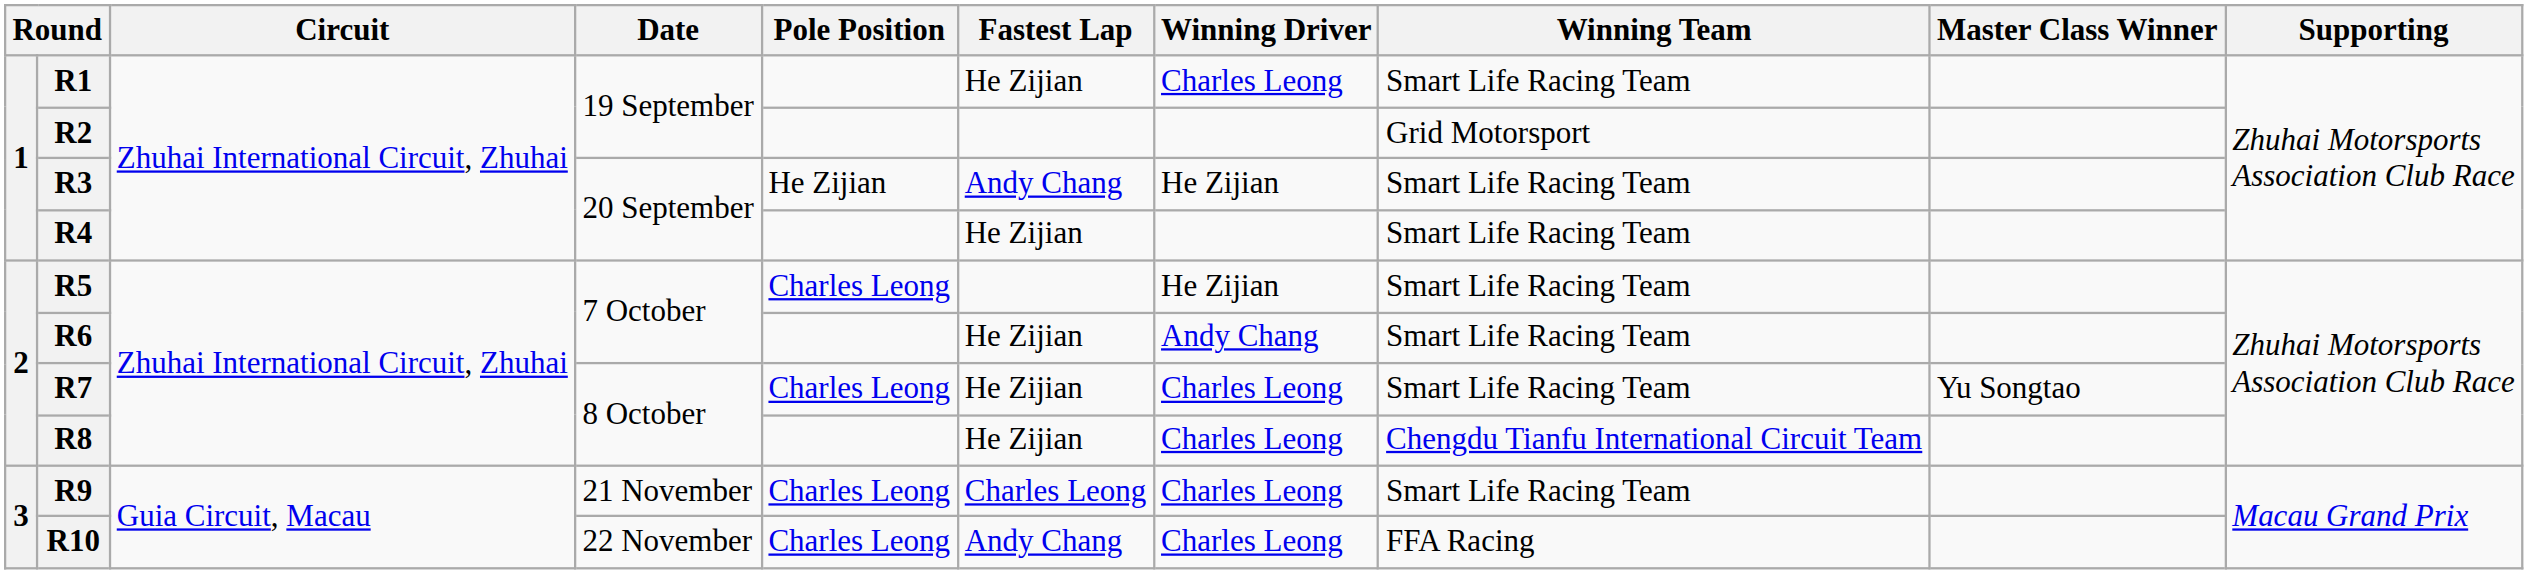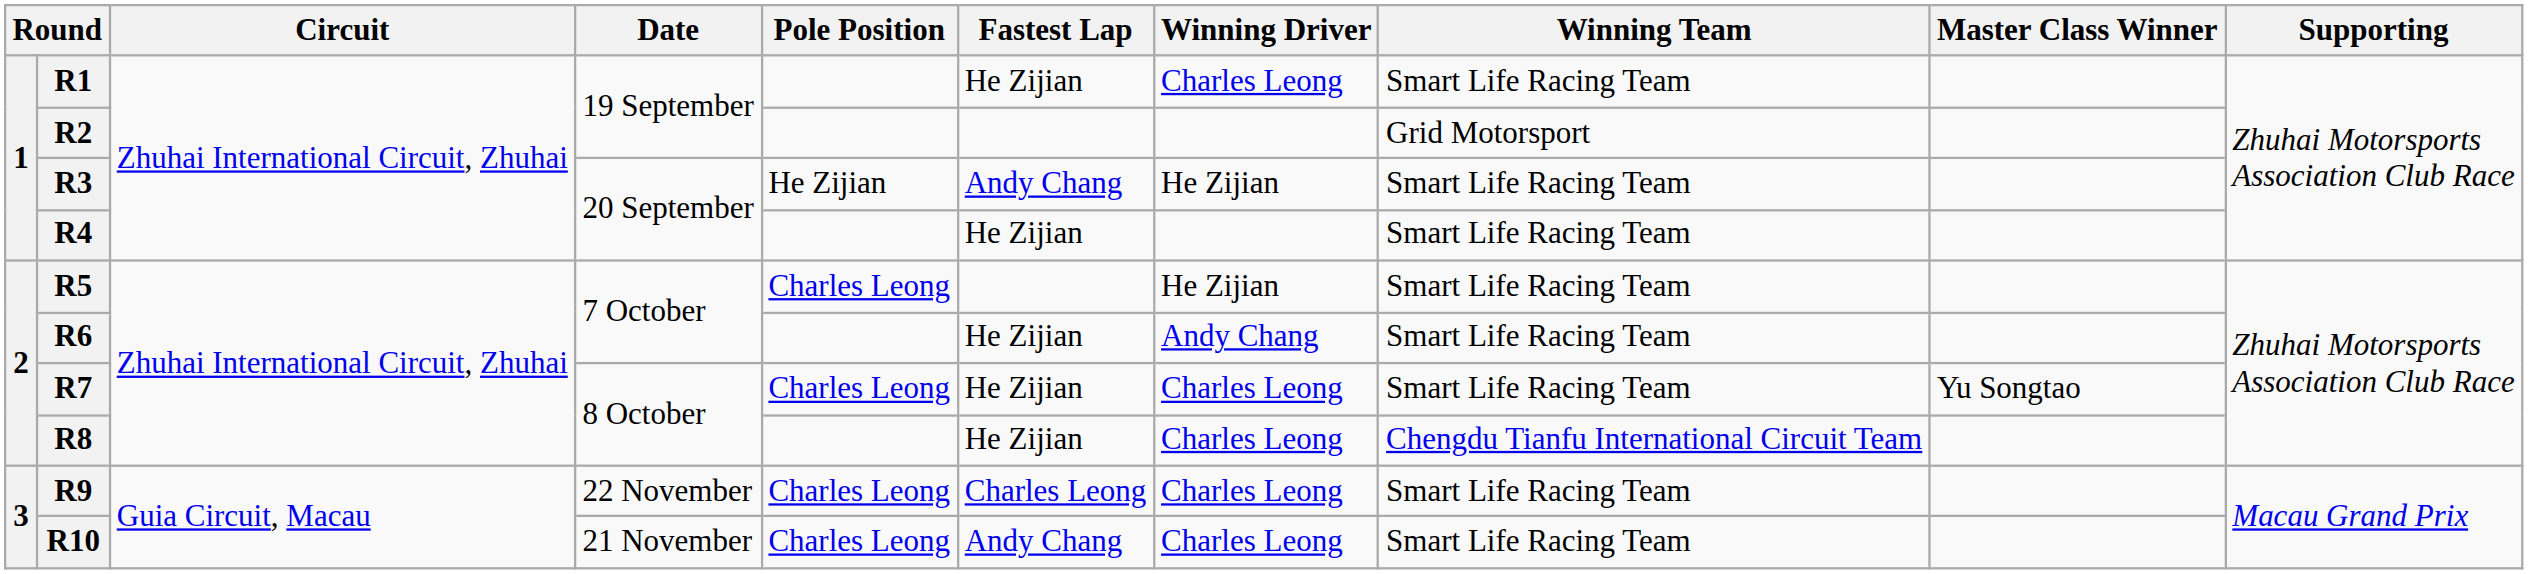(667, 490) 21 November -> (667, 490) 22 November
(667, 541) 22 November -> (667, 541) 21 November
(1460, 541) FFA Racing -> (1538, 541) Smart Life Racing Team
